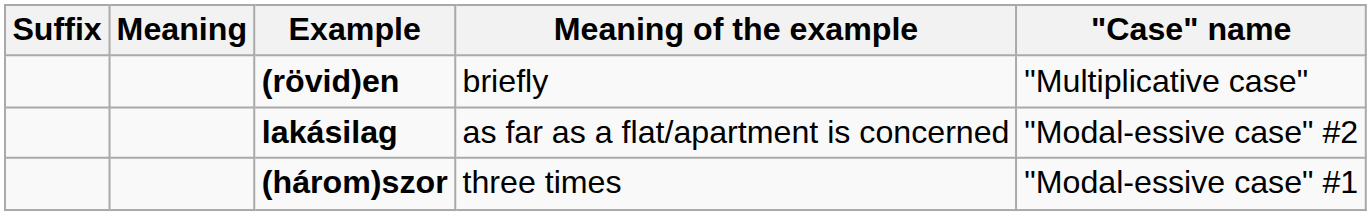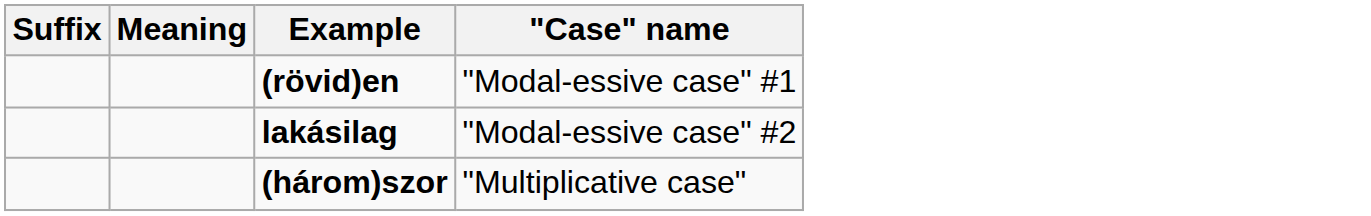- column: (736, 30)
(1166, 81) "Multiplicative case" -> (629, 81) "Modal-essive case" #1
(1191, 183) "Modal-essive case" #1 -> (604, 183) "Multiplicative case"
